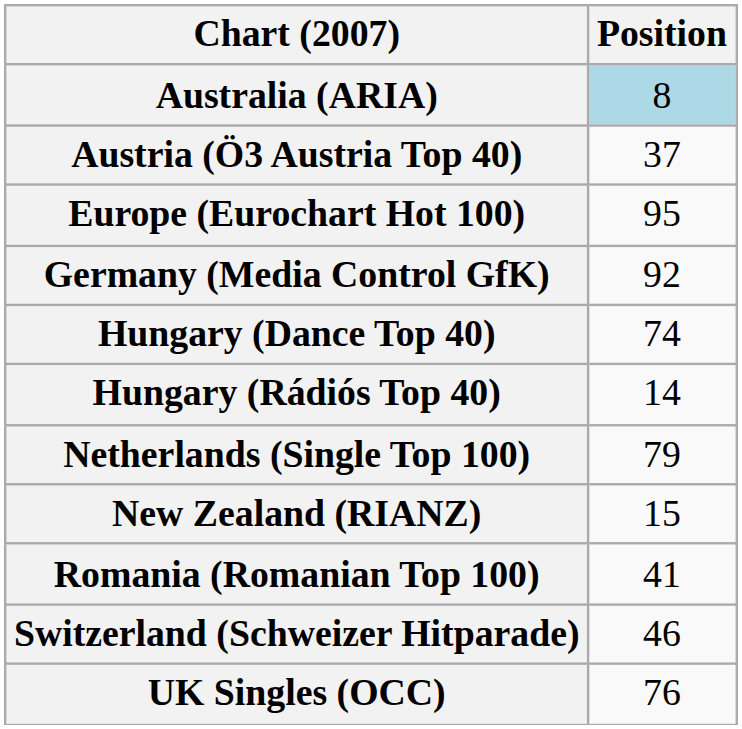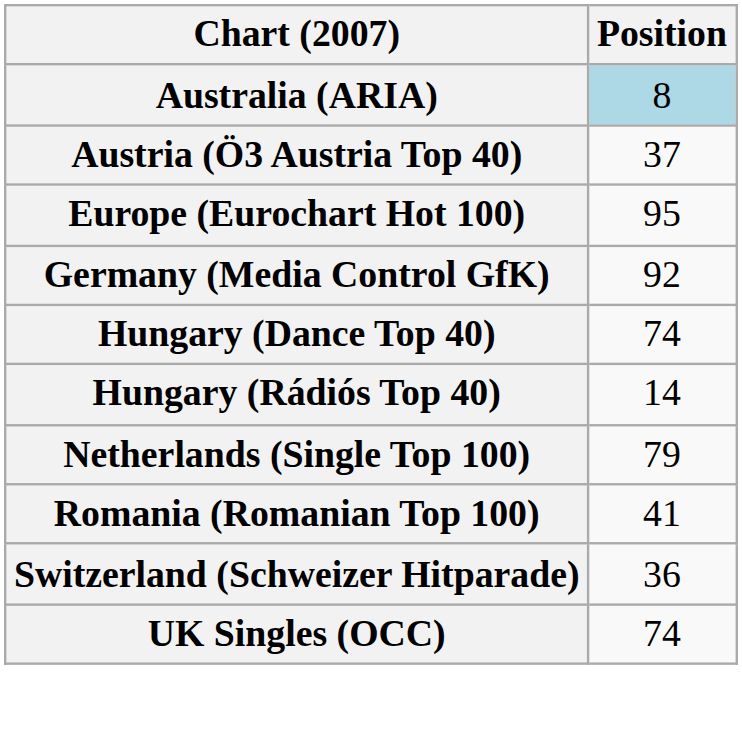- row: (297, 513)
(662, 633) 46 -> (662, 573) 36
(662, 693) 76 -> (662, 633) 74
